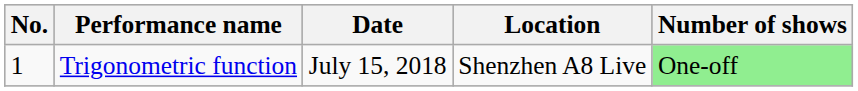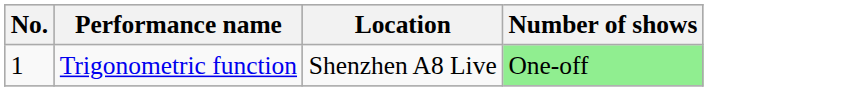- column: (378, 24)
